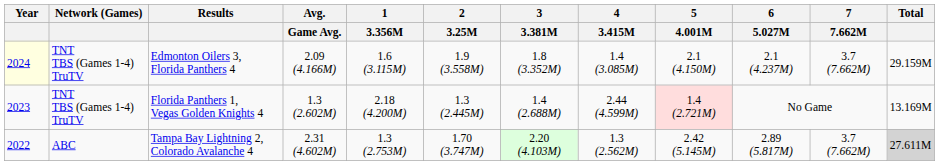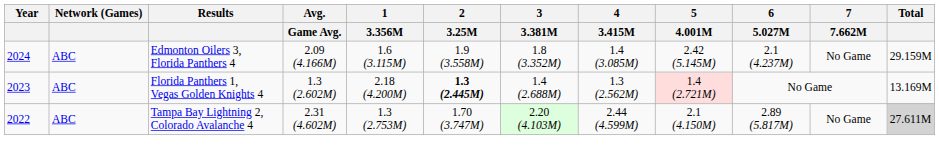(19, 63) lightyellow background -> (19, 56) no background
(93, 63) TNT TBS (Games 1-4) TruTV -> (64, 56) ABC
(694, 63) 2.1 (4.150M) -> (694, 56) 2.42 (5.145M)
(849, 63) 3.7 (7.662M) -> (849, 56) No Game
(93, 107) TNT TBS (Games 1-4) TruTV -> (64, 87) ABC
(462, 107) normal -> (462, 87) bold
(617, 107) 2.44 (4.599M) -> (617, 87) 1.3 (2.562M)
(617, 145) 1.3 (2.562M) -> (617, 119) 2.44 (4.599M)
(694, 145) 2.42 (5.145M) -> (694, 119) 2.1 (4.150M)
(849, 145) 3.7 (7.662M) -> (849, 119) No Game
